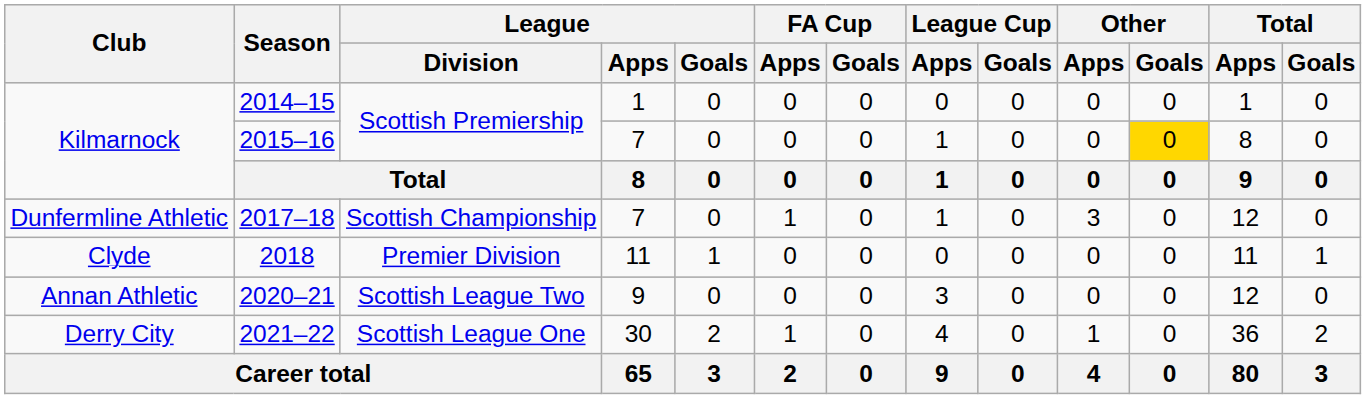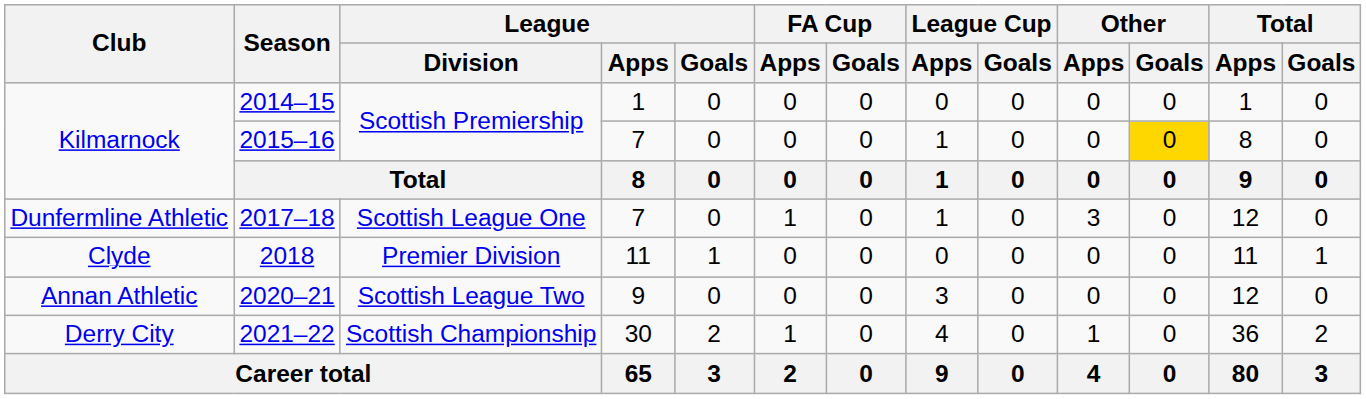(471, 218) Scottish Championship -> (471, 218) Scottish League One
(471, 334) Scottish League One -> (471, 334) Scottish Championship
